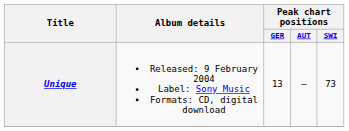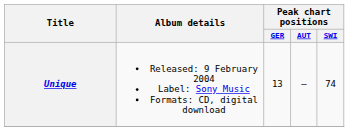(331, 84) 73 -> (331, 84) 74
